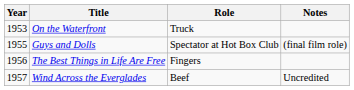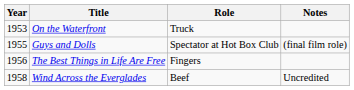(17, 77) 1957 -> (17, 77) 1958
